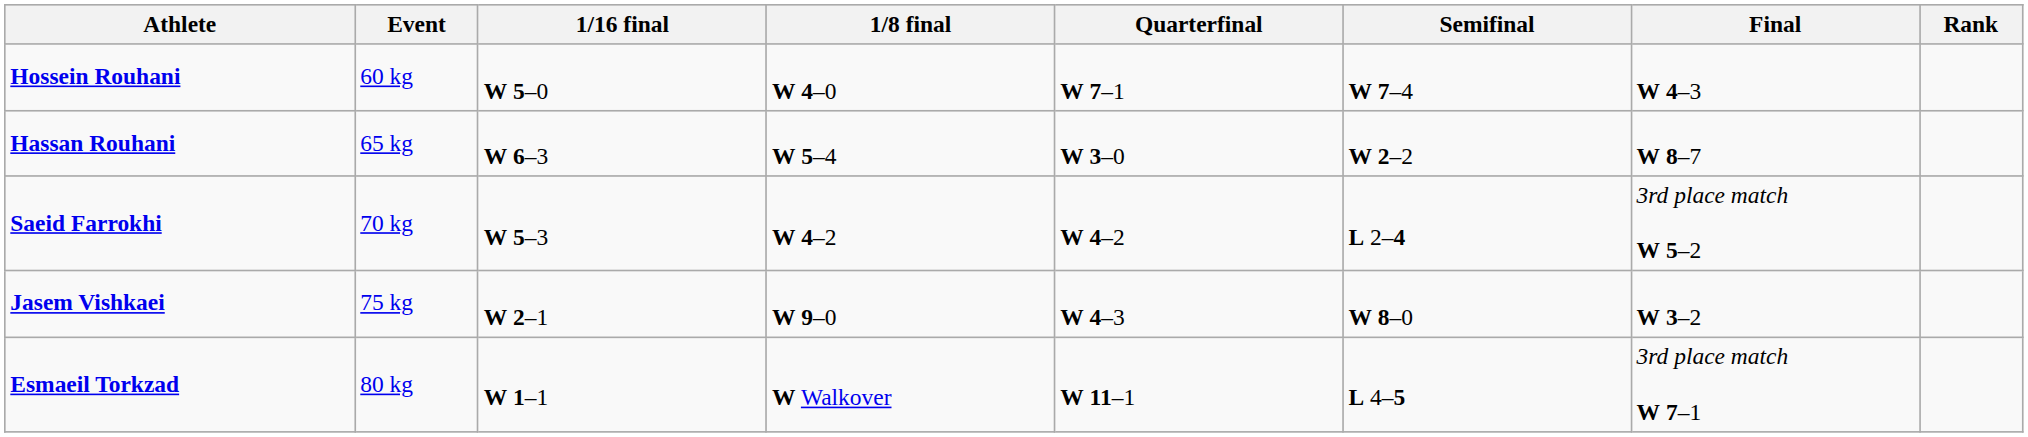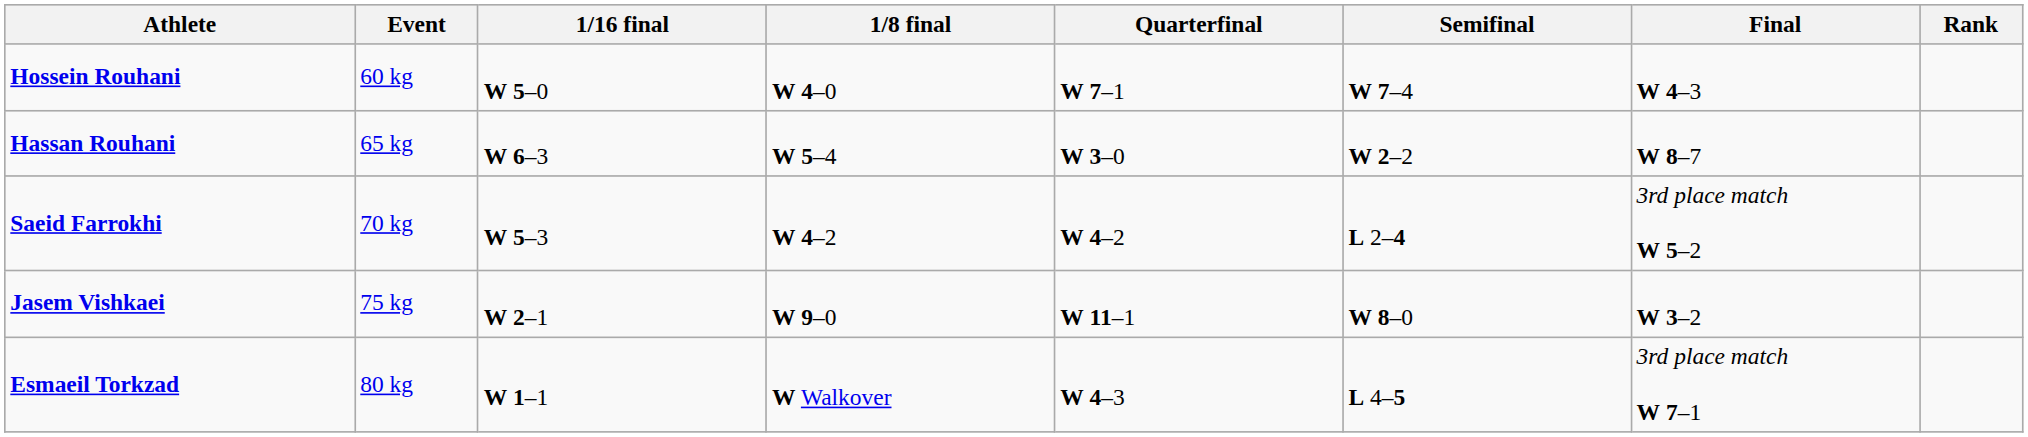(1092, 317) W 4–3 -> (1098, 317) W 11–1
(1098, 397) W 11–1 -> (1092, 397) W 4–3
